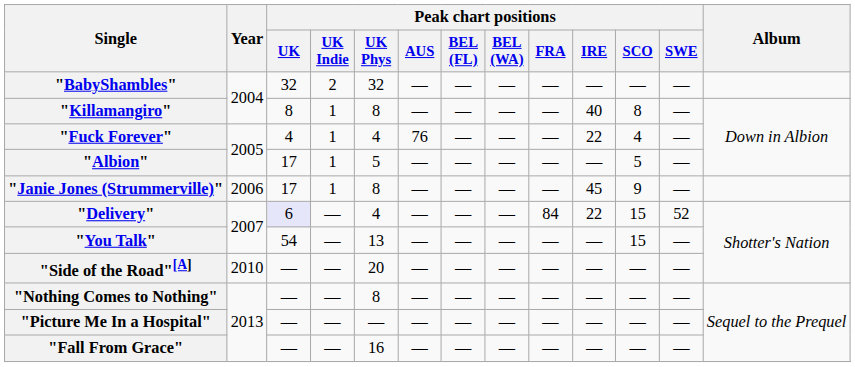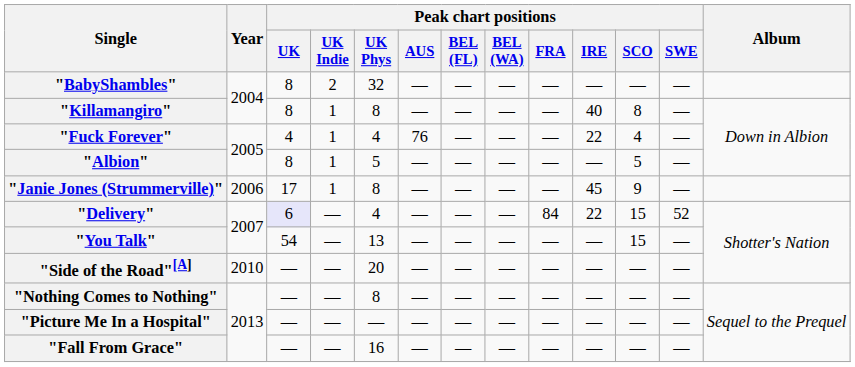(289, 84) 32 -> (289, 84) 8
(289, 162) 17 -> (289, 162) 8
